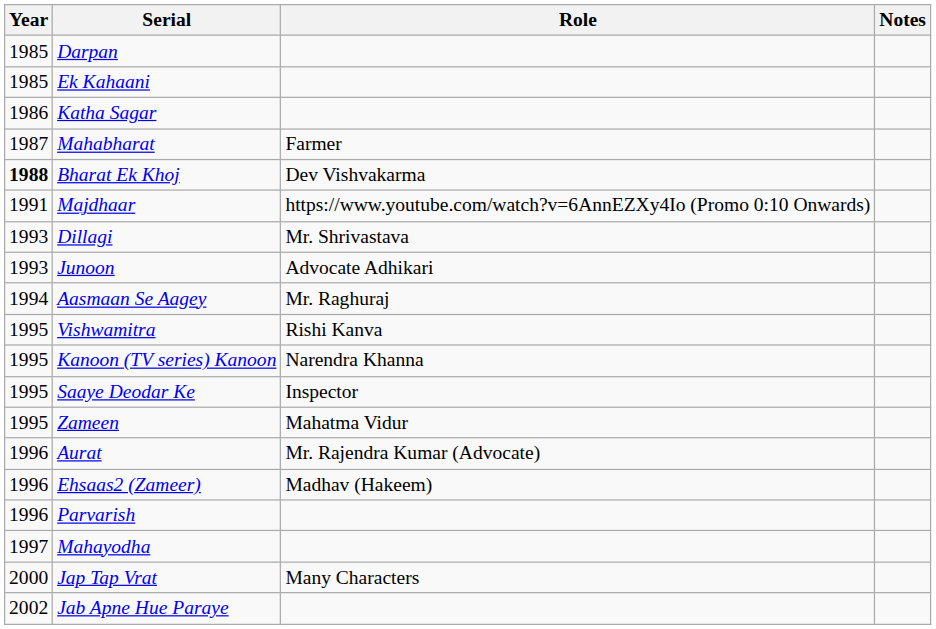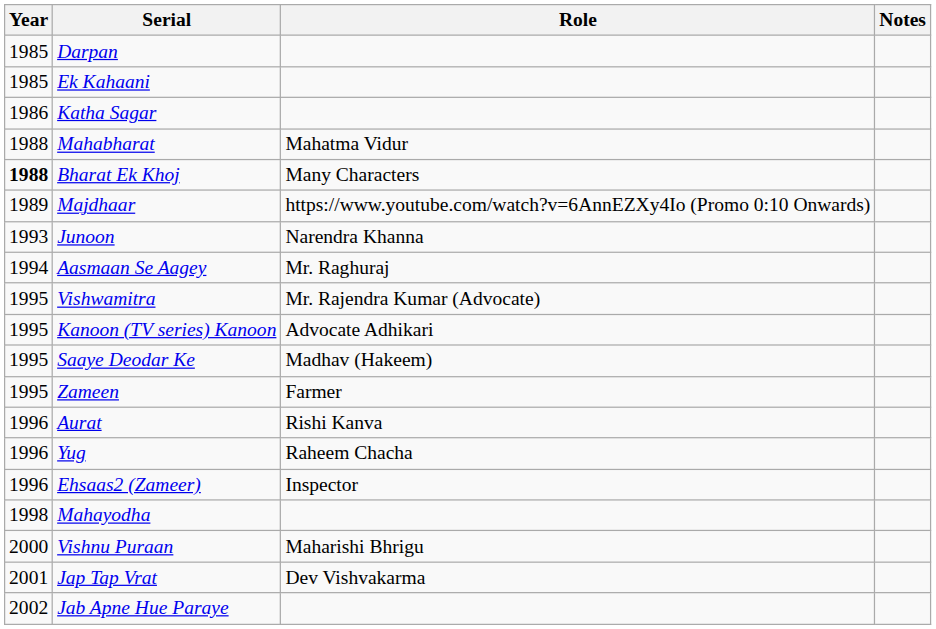(29, 143) 1987 -> (29, 143) 1988
(314, 143) Farmer -> (347, 143) Mahatma Vidur
(355, 174) Dev Vishvakarma -> (352, 174) Many Characters
(29, 205) 1991 -> (29, 205) 1989
- row: (85, 236)
(359, 267) Advocate Adhikari -> (355, 236) Narendra Khanna
(334, 329) Rishi Kanva -> (413, 298) Mr. Rajendra Kumar (Advocate)
(355, 360) Narendra Khanna -> (359, 329) Advocate Adhikari
(322, 391) Inspector -> (359, 360) Madhav (Hakeem)
(347, 422) Mahatma Vidur -> (314, 391) Farmer
(413, 453) Mr. Rajendra Kumar (Advocate) -> (334, 422) Rishi Kanva
+ row: (71, 453)
(359, 484) Madhav (Hakeem) -> (322, 484) Inspector
- row: (96, 515)
(29, 546) 1997 -> (29, 515) 1998
+ row: (115, 546)
(29, 577) 2000 -> (29, 577) 2001
(352, 577) Many Characters -> (355, 577) Dev Vishvakarma
